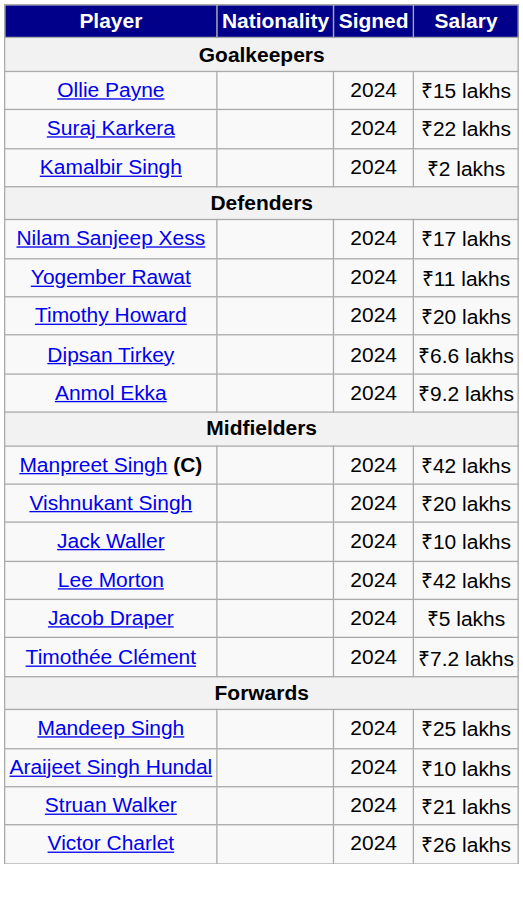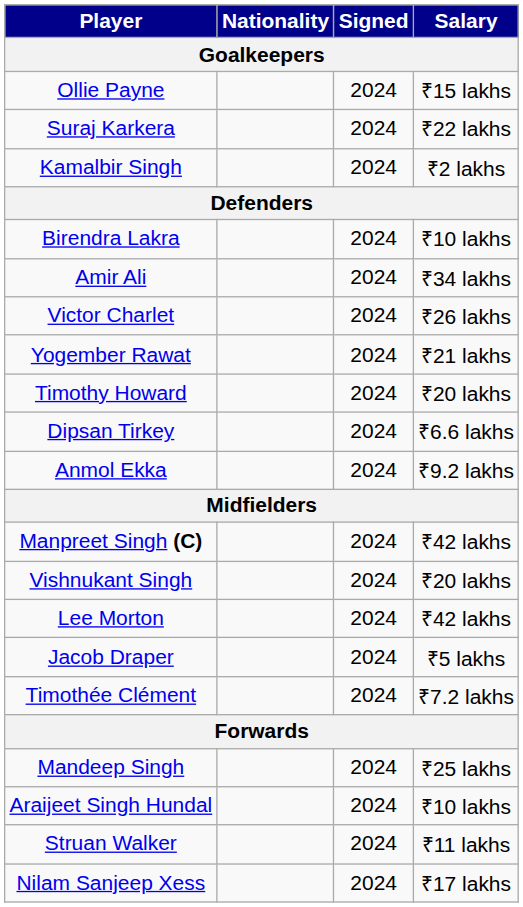+ row: (111, 238)
+ row: (111, 277)
rows swapped: (111, 238) <-> (111, 844)
(466, 278) ₹11 lakhs -> (466, 355) ₹21 lakhs
- row: (111, 541)
(466, 806) ₹21 lakhs -> (466, 845) ₹11 lakhs
